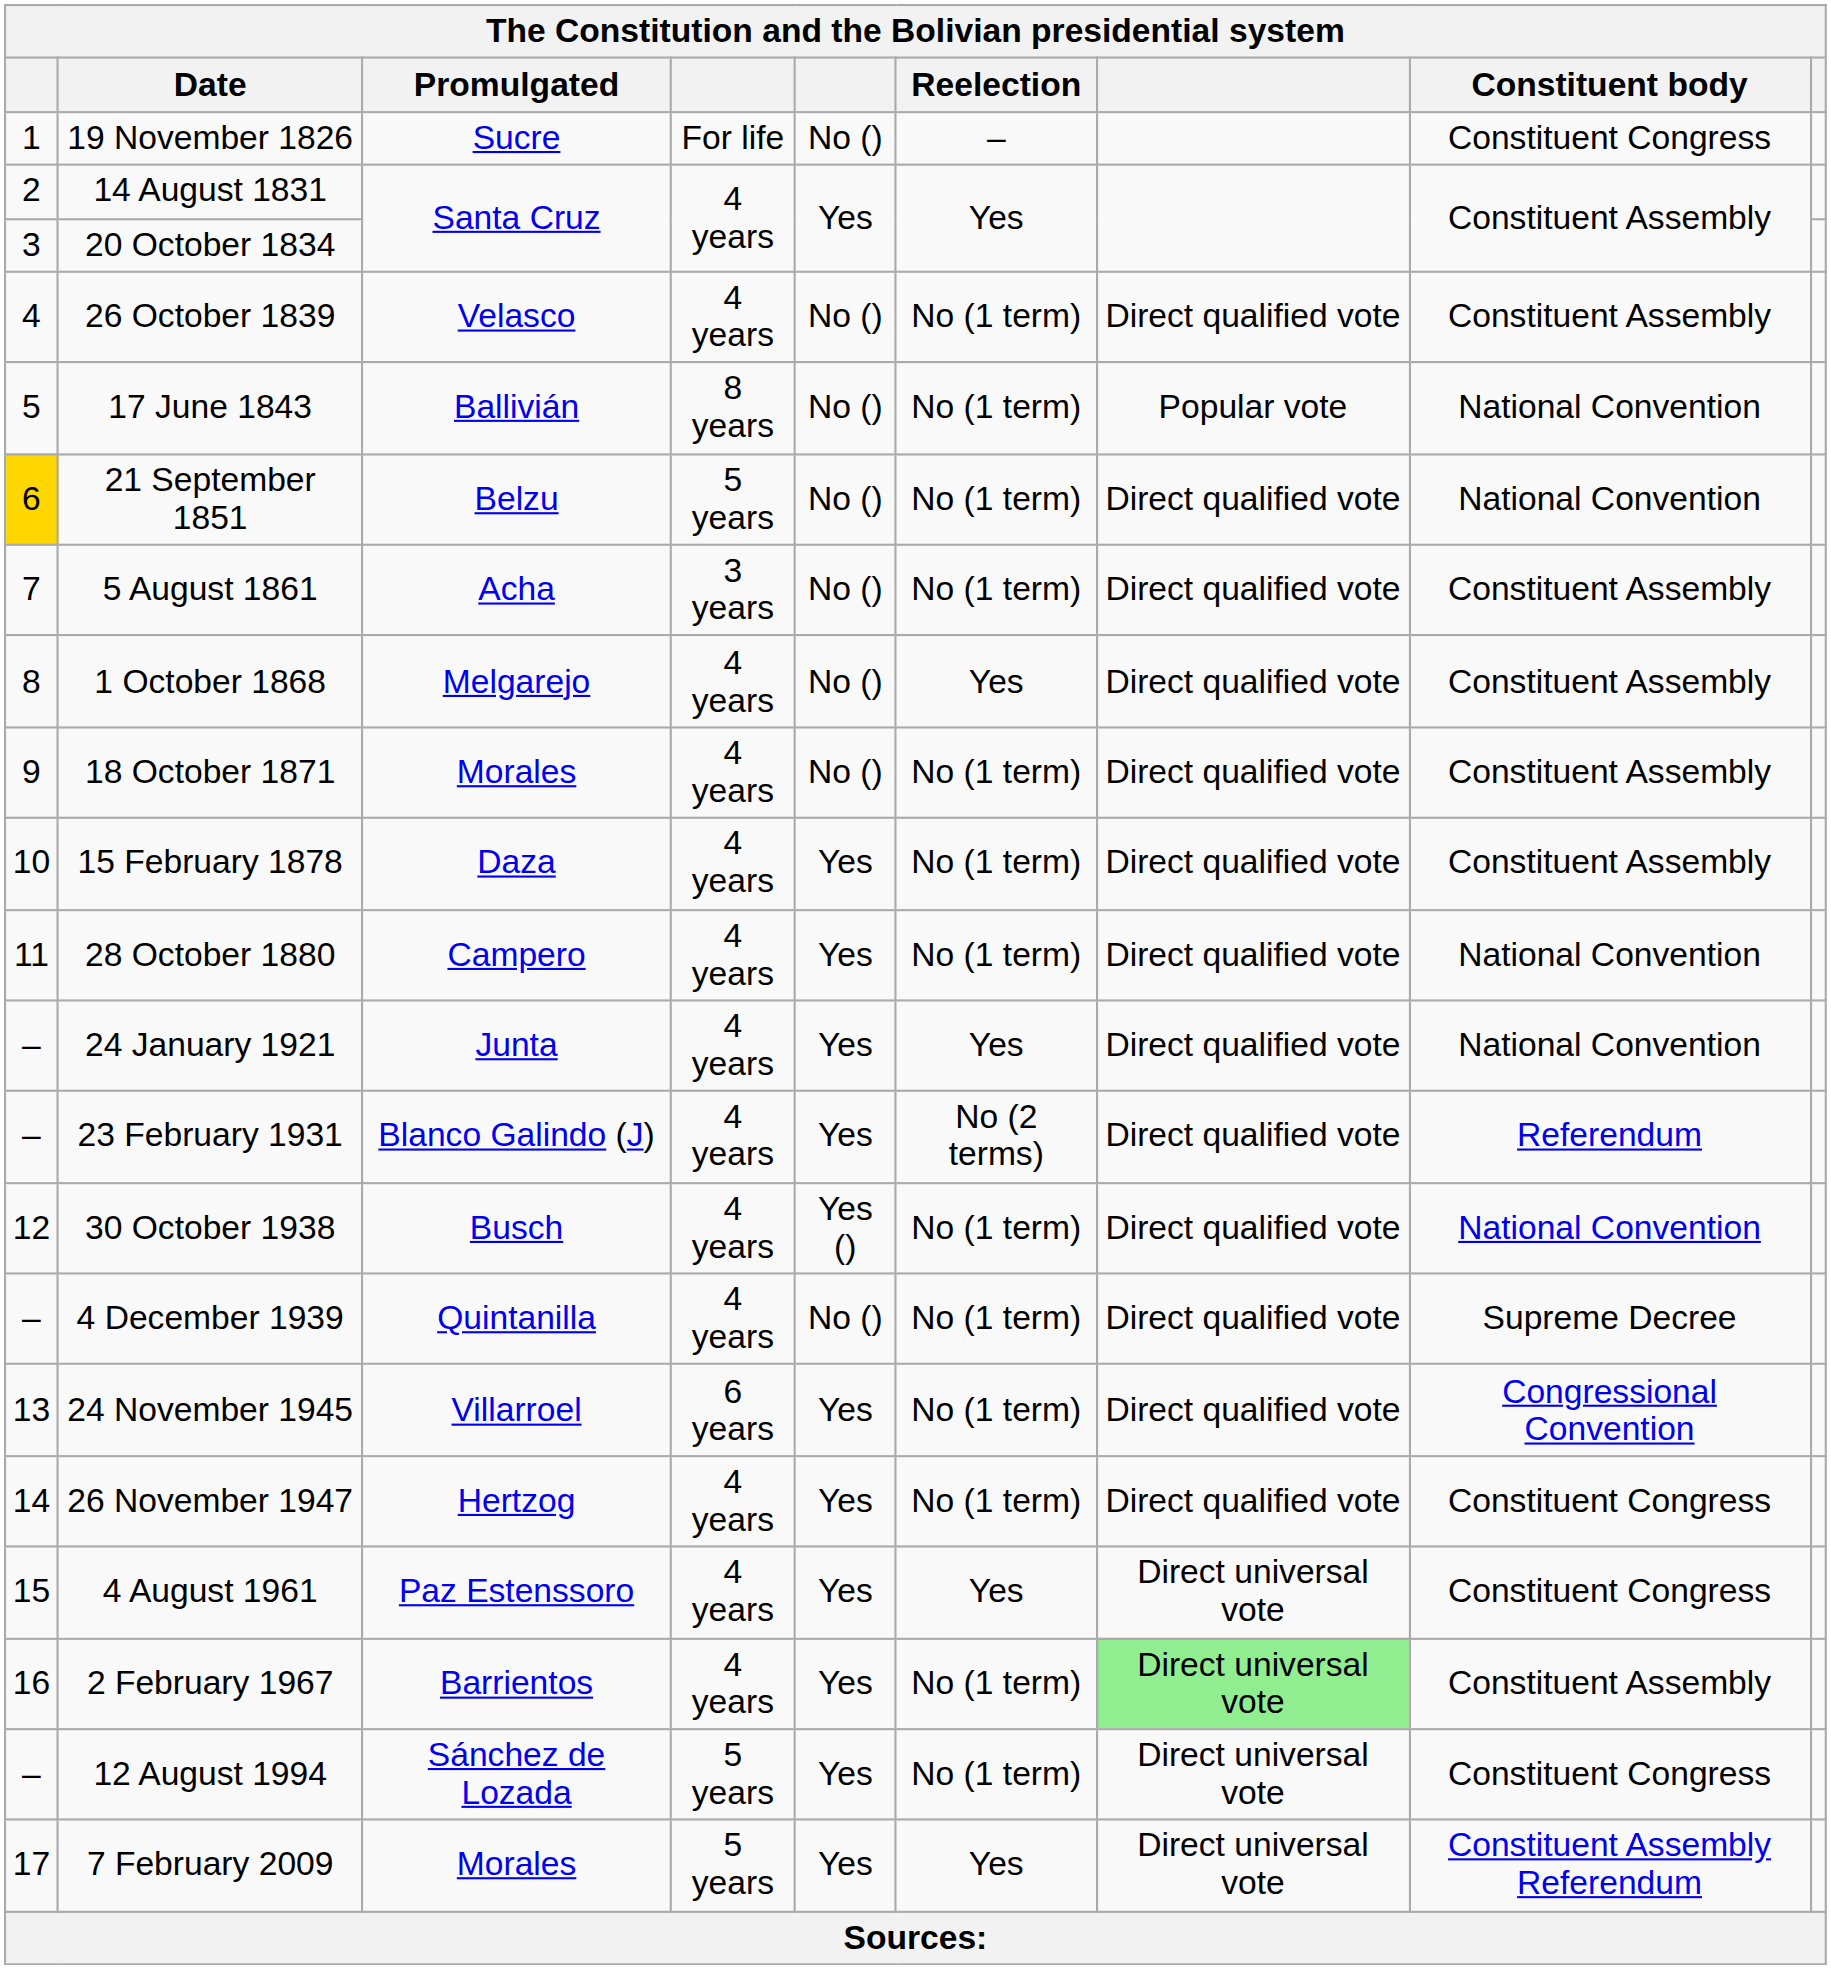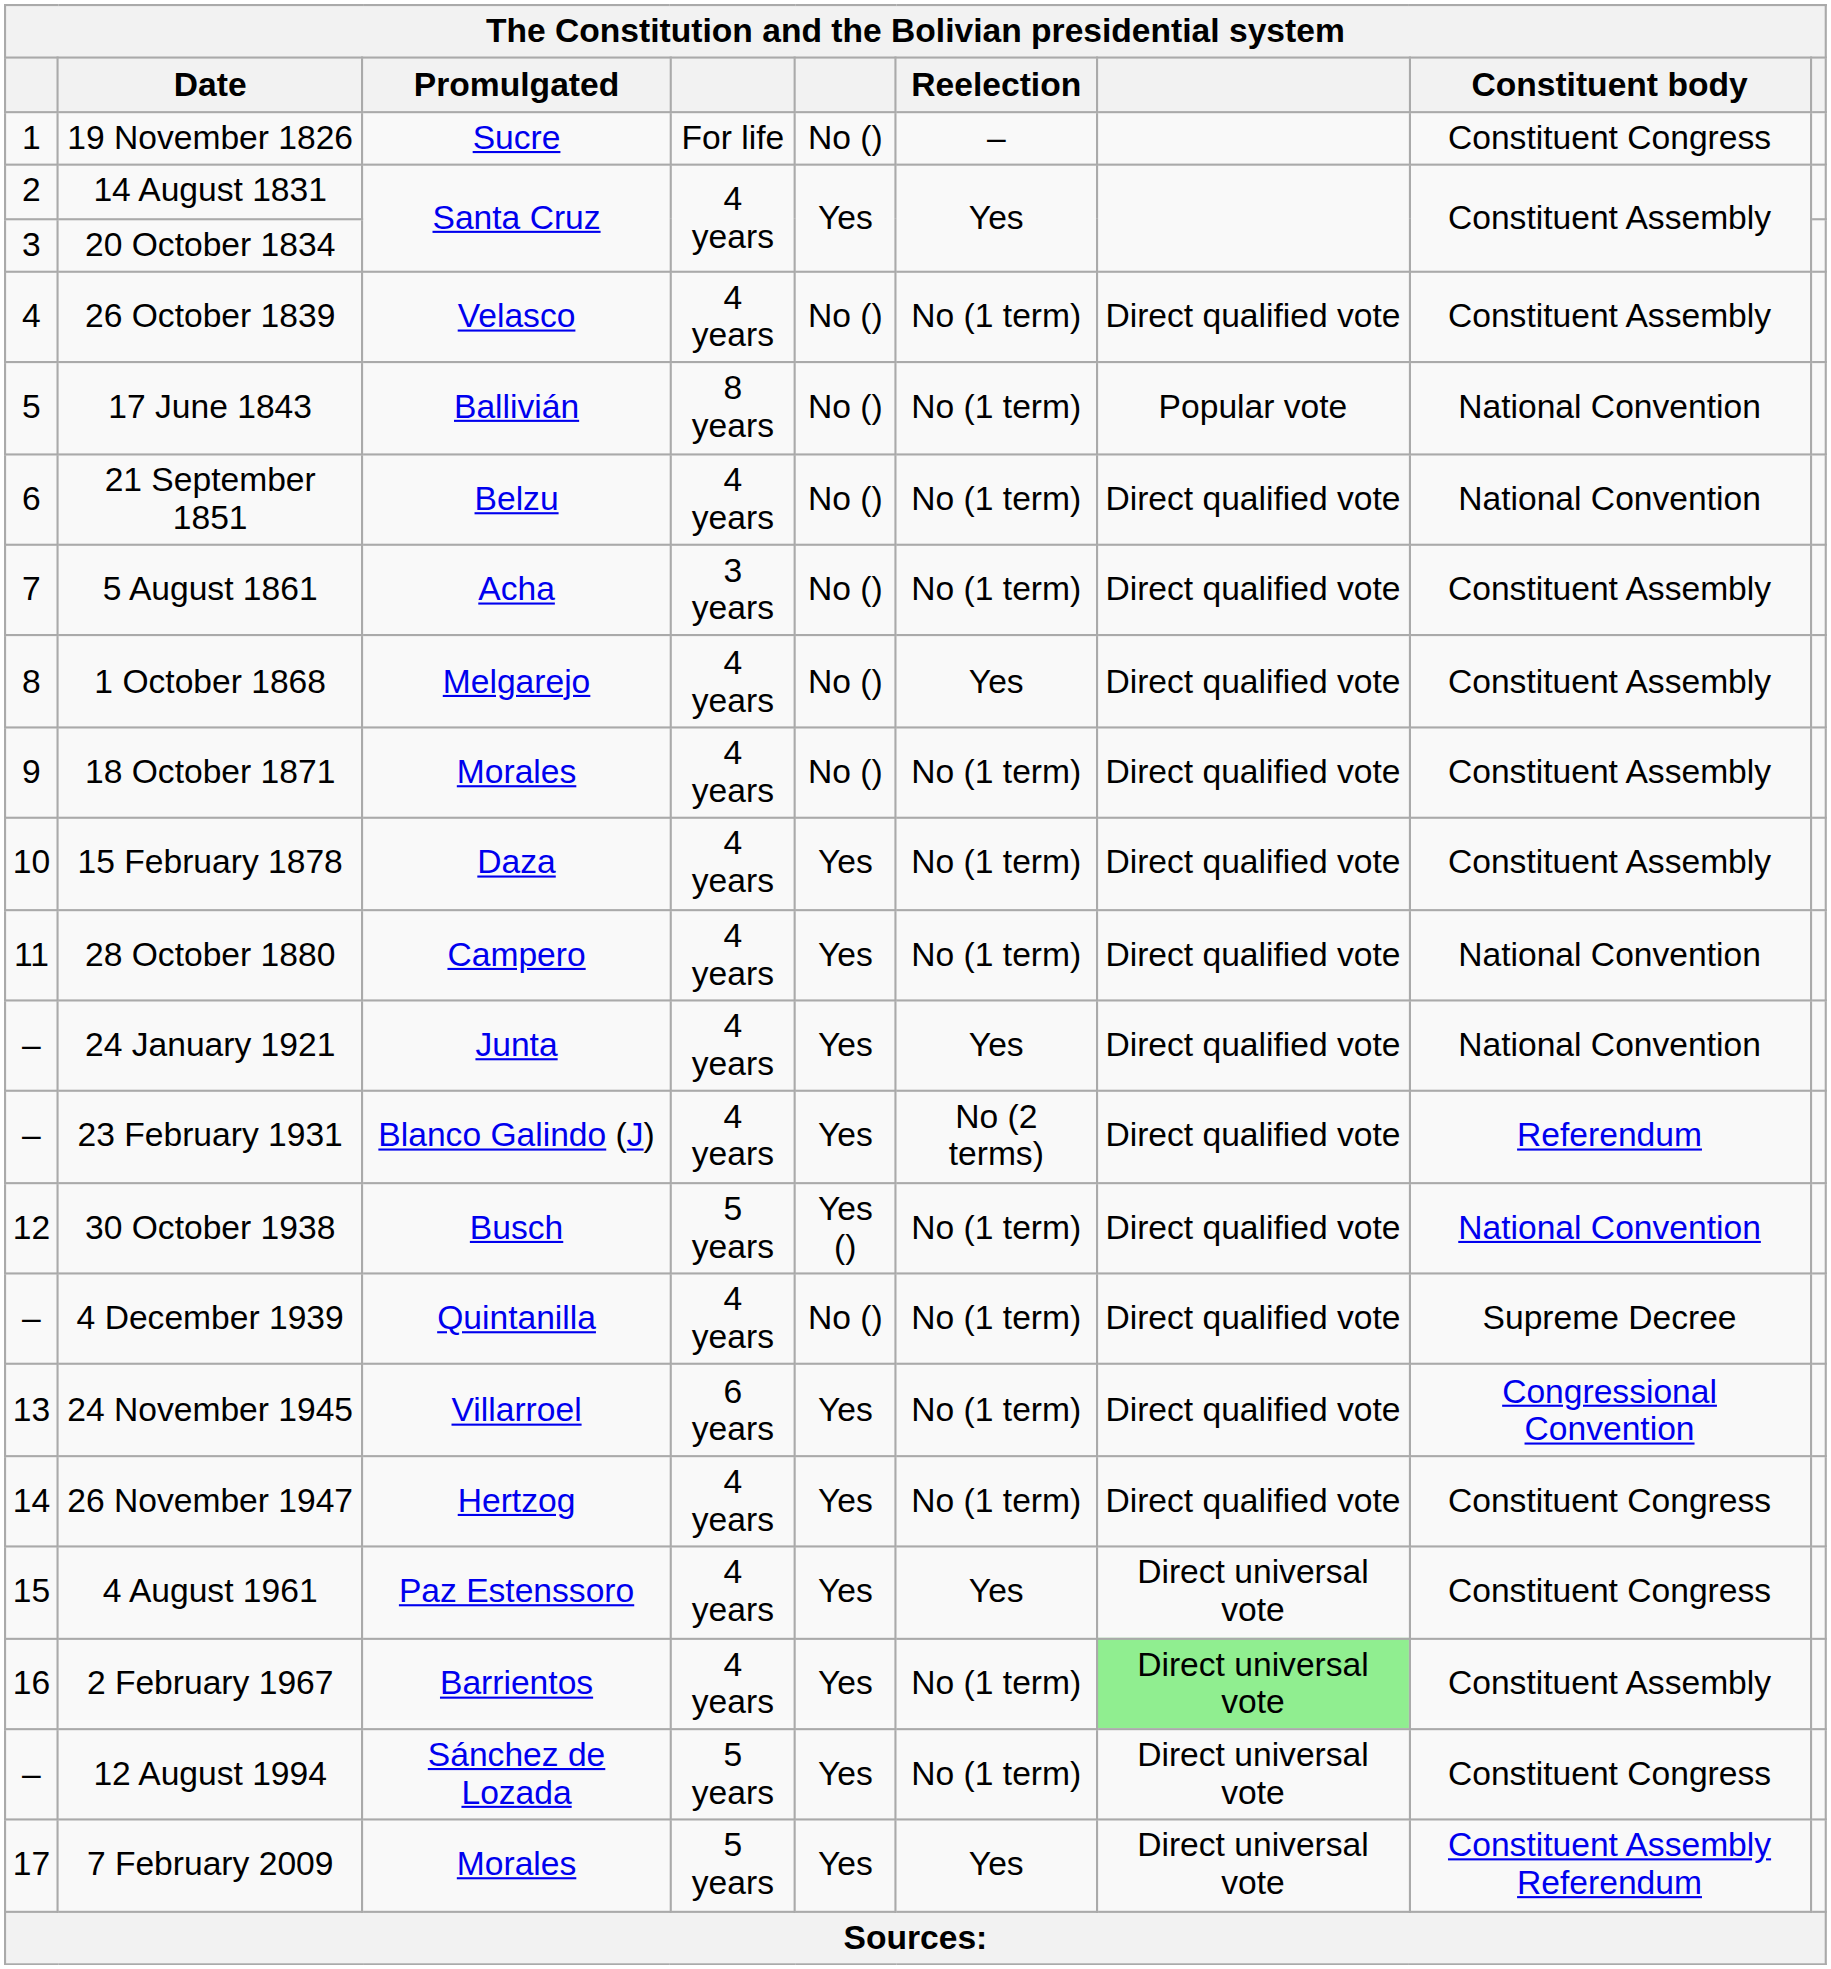(31, 498) gold background -> (31, 498) no background
(733, 498) 5 years -> (733, 498) 4 years
(733, 1227) 4 years -> (733, 1227) 5 years
